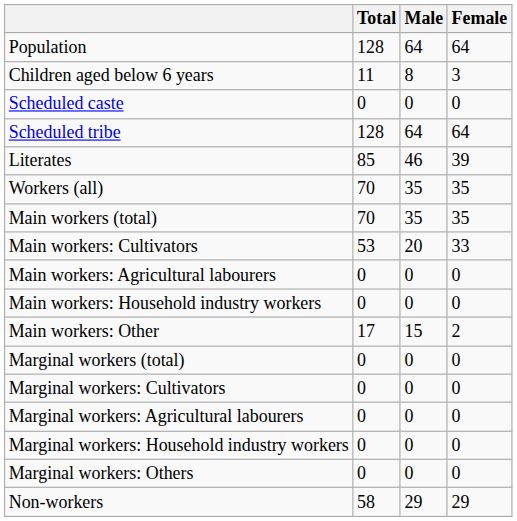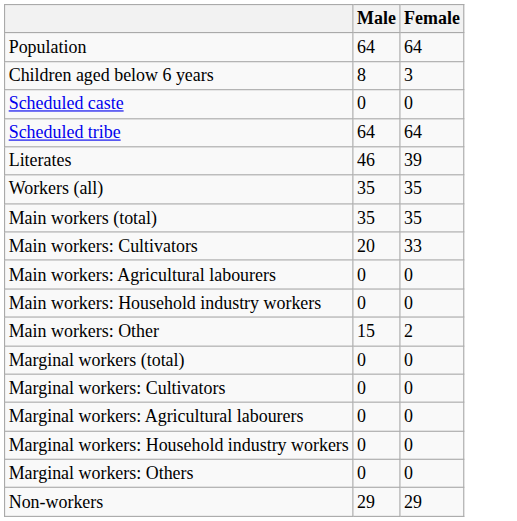- column: (377, 18)
